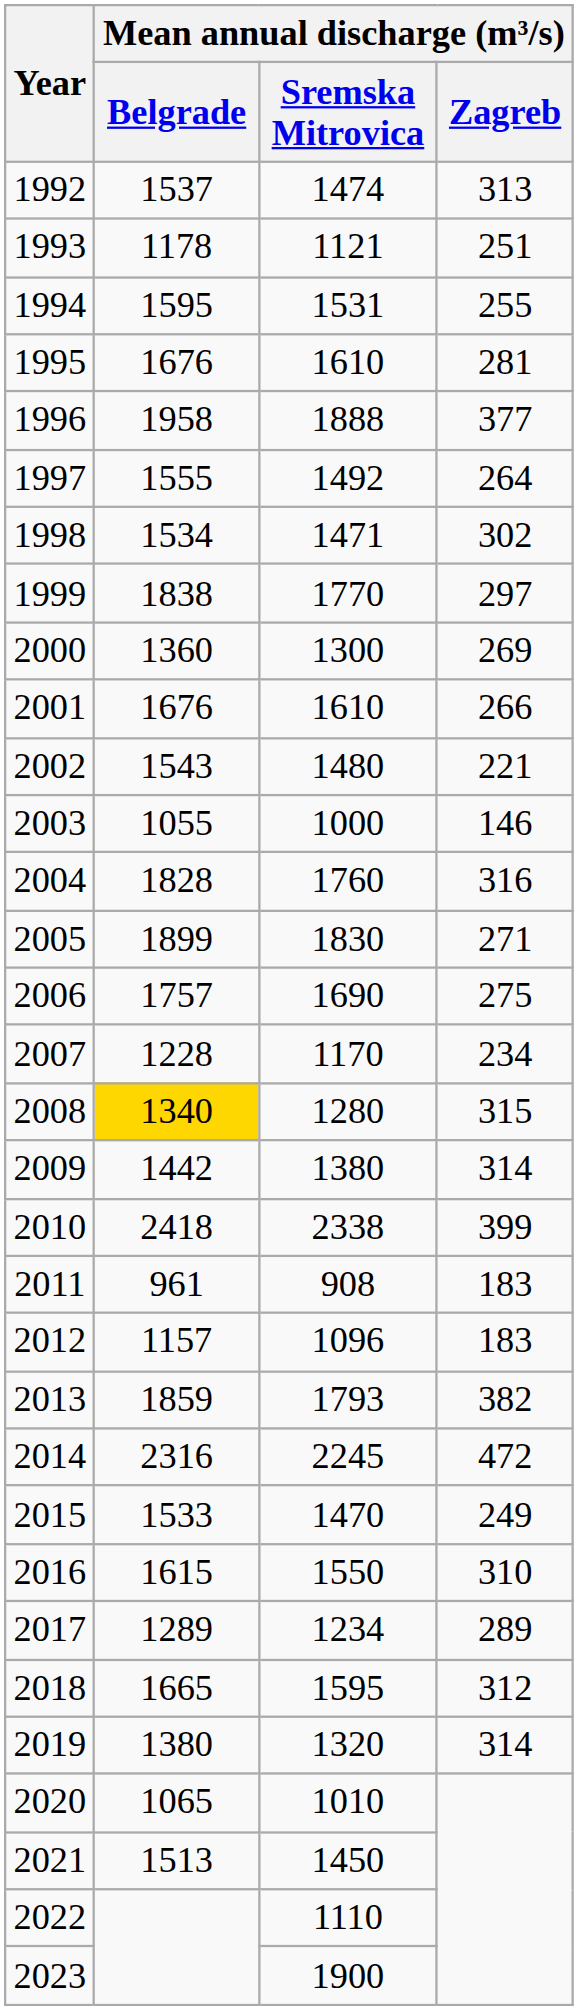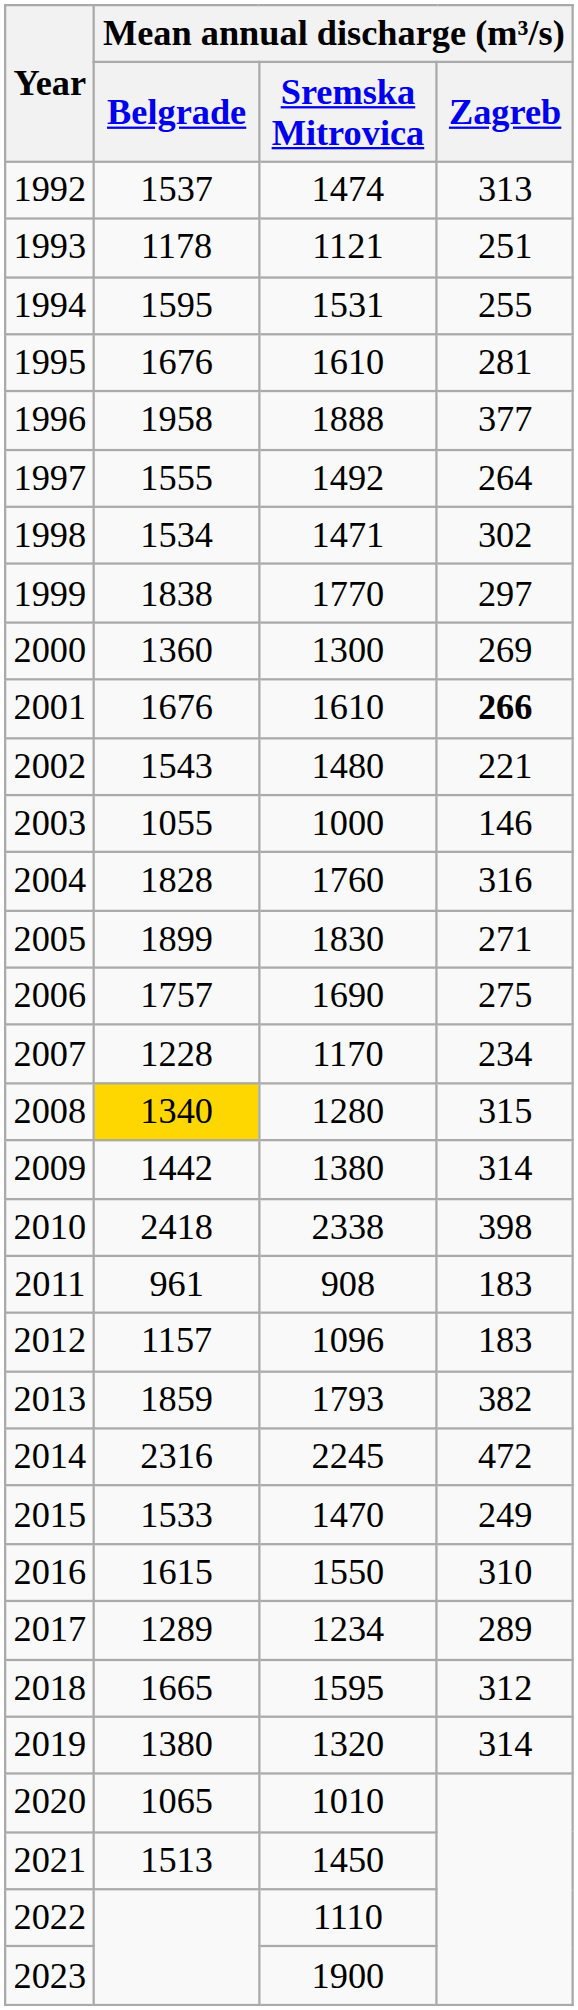(505, 707) normal -> (505, 707) bold
(505, 1226) 399 -> (505, 1226) 398
